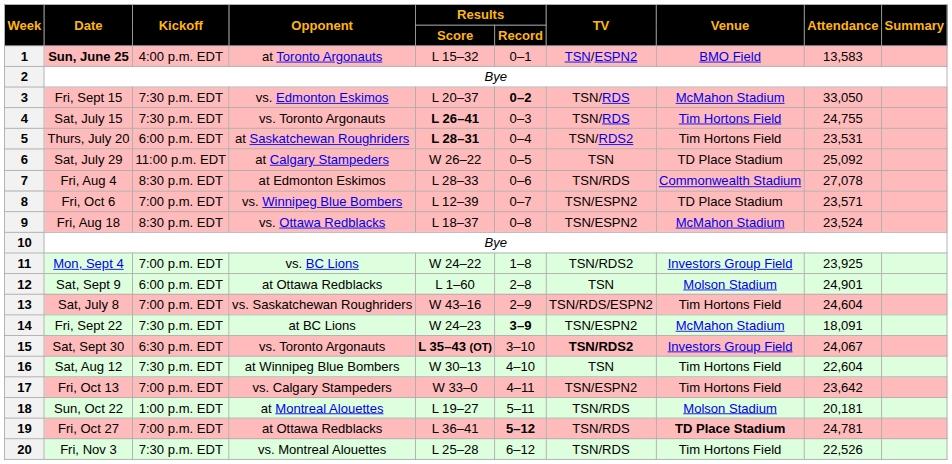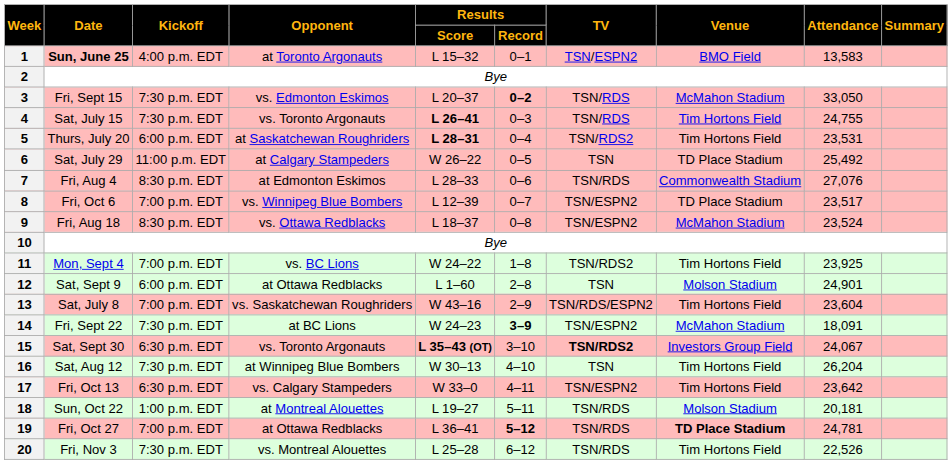(843, 160) 25,092 -> (843, 160) 25,492
(843, 181) 27,078 -> (843, 181) 27,076
(843, 201) 23,571 -> (843, 201) 23,517
(730, 263) Investors Group Field -> (730, 263) Tim Hortons Field
(843, 305) 24,604 -> (843, 305) 23,604
(843, 367) 22,604 -> (843, 367) 26,204
(181, 387) 7:00 p.m. EDT -> (181, 387) 6:30 p.m. EDT
